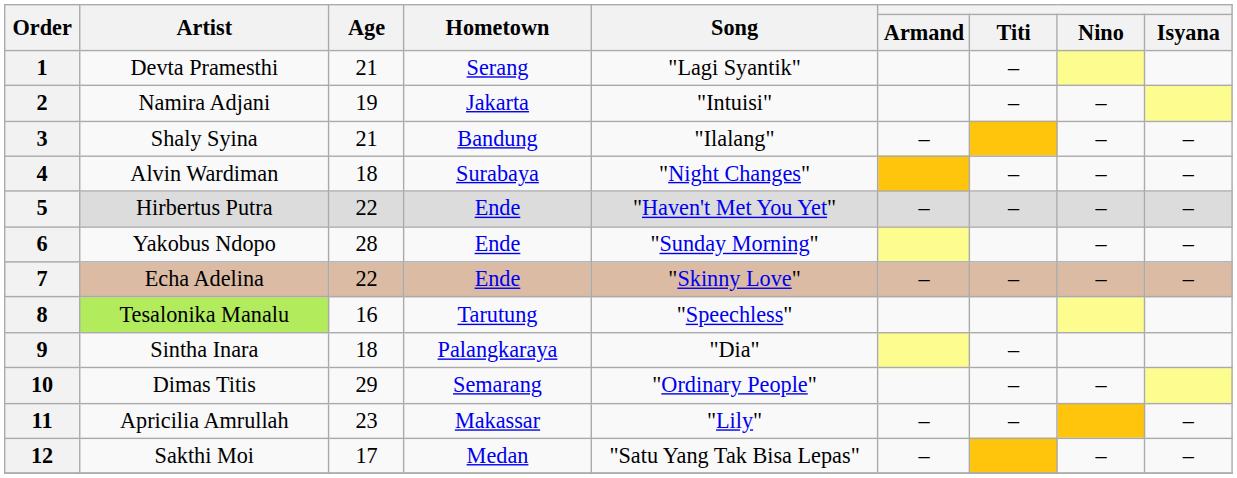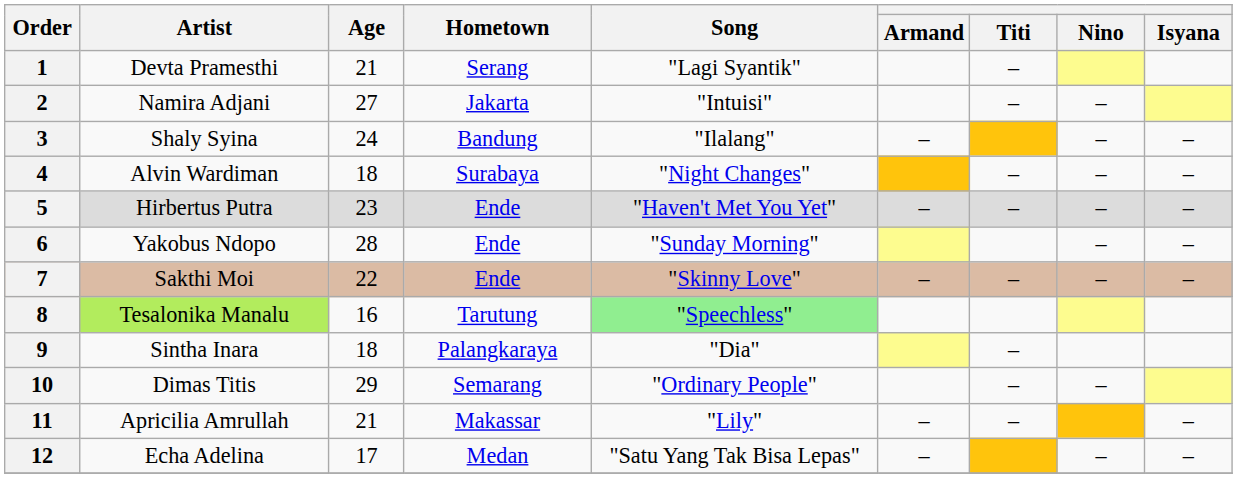(367, 102) 19 -> (367, 102) 27
(367, 138) 21 -> (367, 138) 24
(367, 208) 22 -> (367, 208) 23
(204, 279) Echa Adelina -> (204, 279) Sakthi Moi
(735, 314) no background -> (735, 314) lightgreen background
(367, 420) 23 -> (367, 420) 21
(204, 455) Sakthi Moi -> (204, 455) Echa Adelina
